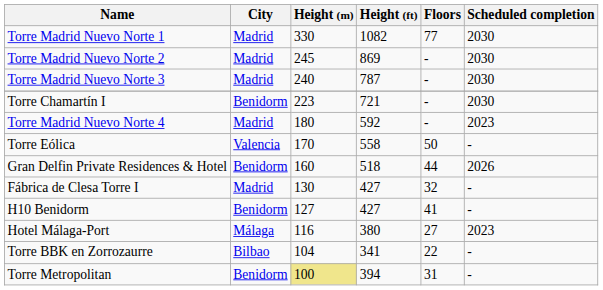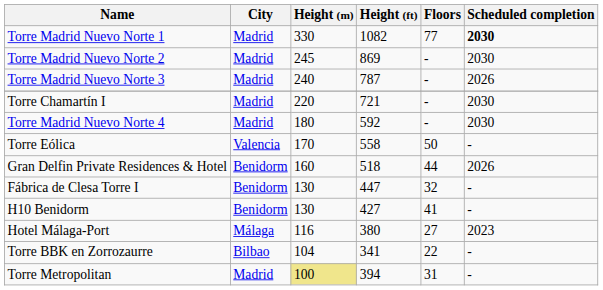(481, 36) normal -> (481, 36) bold
(481, 79) 2030 -> (481, 79) 2026
(260, 101) Benidorm -> (253, 101) Madrid
(304, 101) 223 -> (304, 101) 220
(481, 123) 2023 -> (481, 123) 2030
(253, 187) Madrid -> (260, 187) Benidorm
(370, 187) 427 -> (370, 187) 447
(304, 209) 127 -> (304, 209) 130
(260, 274) Benidorm -> (253, 274) Madrid
